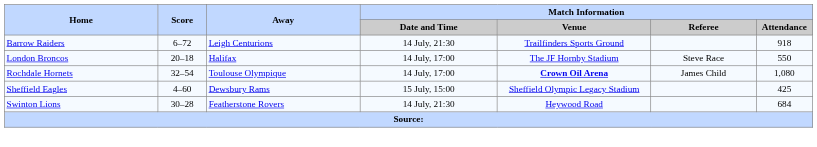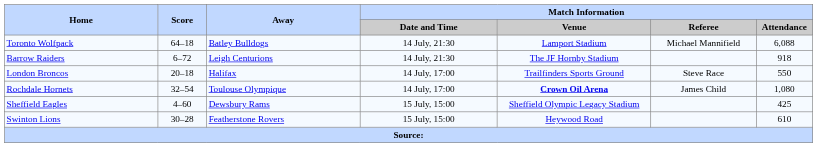+ row: (40, 42)
(574, 42) Trailfinders Sports Ground -> (574, 58) The JF Hornby Stadium
(574, 58) The JF Hornby Stadium -> (574, 73) Trailfinders Sports Ground
(429, 104) 14 July, 21:30 -> (429, 119) 15 July, 15:00
(784, 104) 684 -> (784, 119) 610
